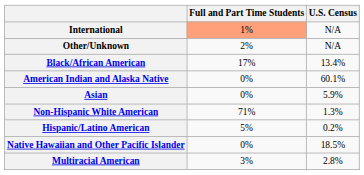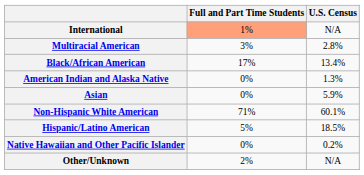rows swapped: (96, 161) <-> (96, 46)
(333, 79) 60.1% -> (333, 79) 1.3%
(333, 112) 1.3% -> (333, 112) 60.1%
(333, 128) 0.2% -> (333, 128) 18.5%
(333, 144) 18.5% -> (333, 144) 0.2%
